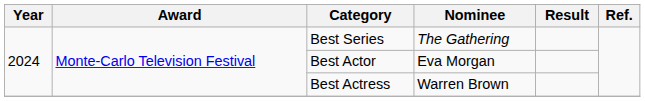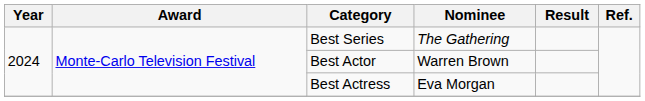(456, 61) Eva Morgan -> (463, 61) Warren Brown
(463, 84) Warren Brown -> (456, 84) Eva Morgan
